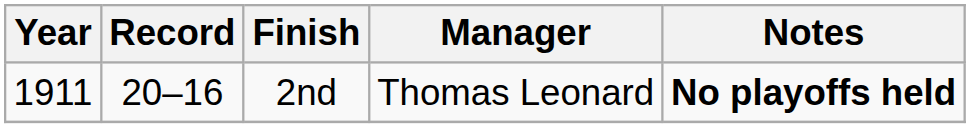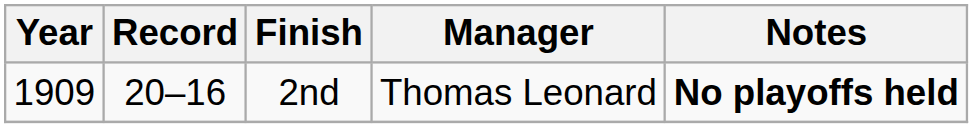(53, 91) 1911 -> (54, 91) 1909
